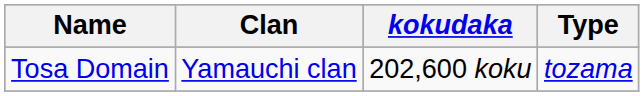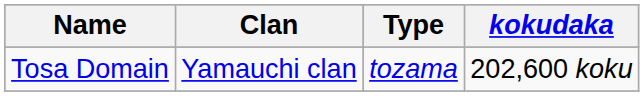columns swapped: (588, 25) <-> (450, 25)
